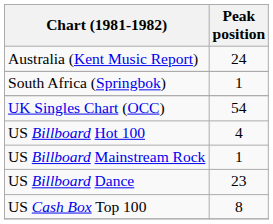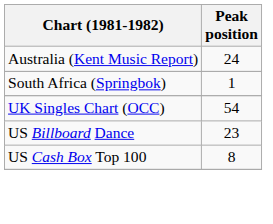- row: (77, 132)
- row: (107, 157)
